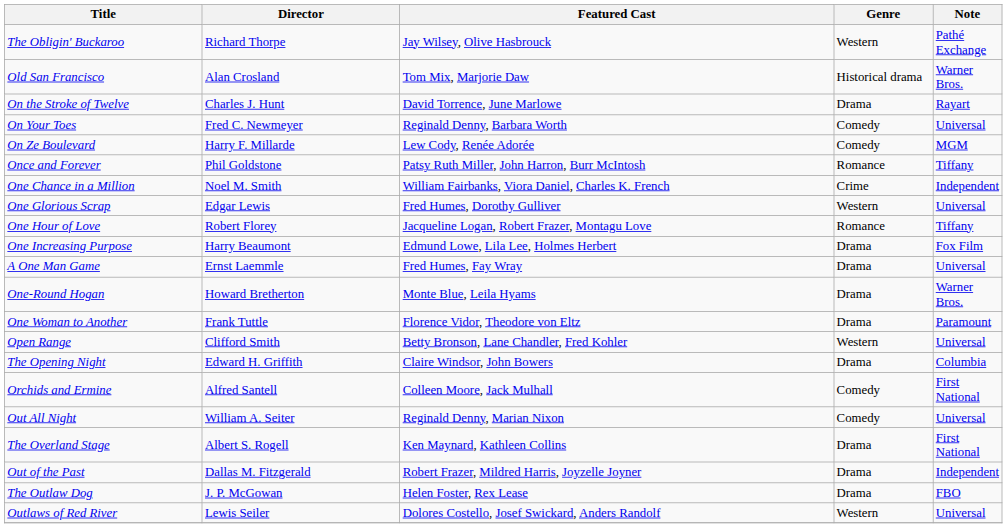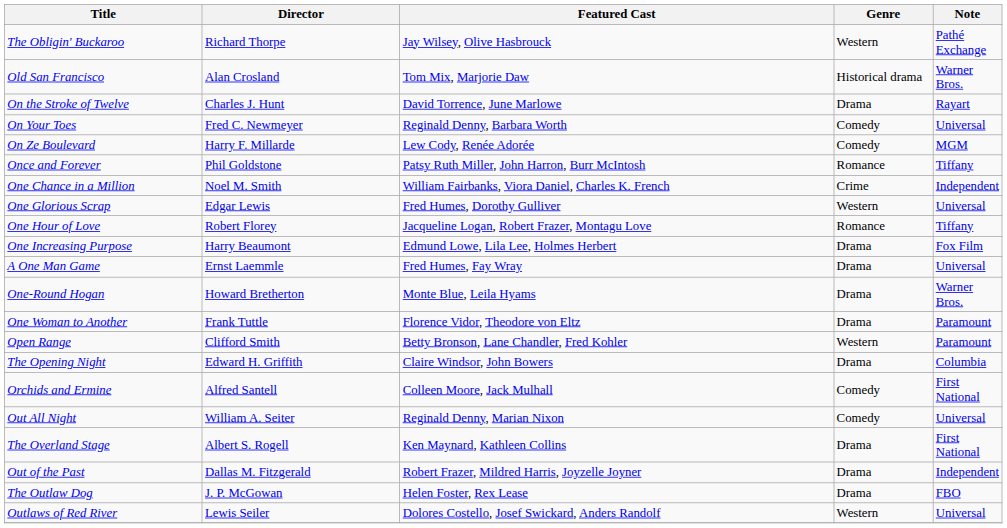(961, 342) Universal -> (963, 342) Paramount
